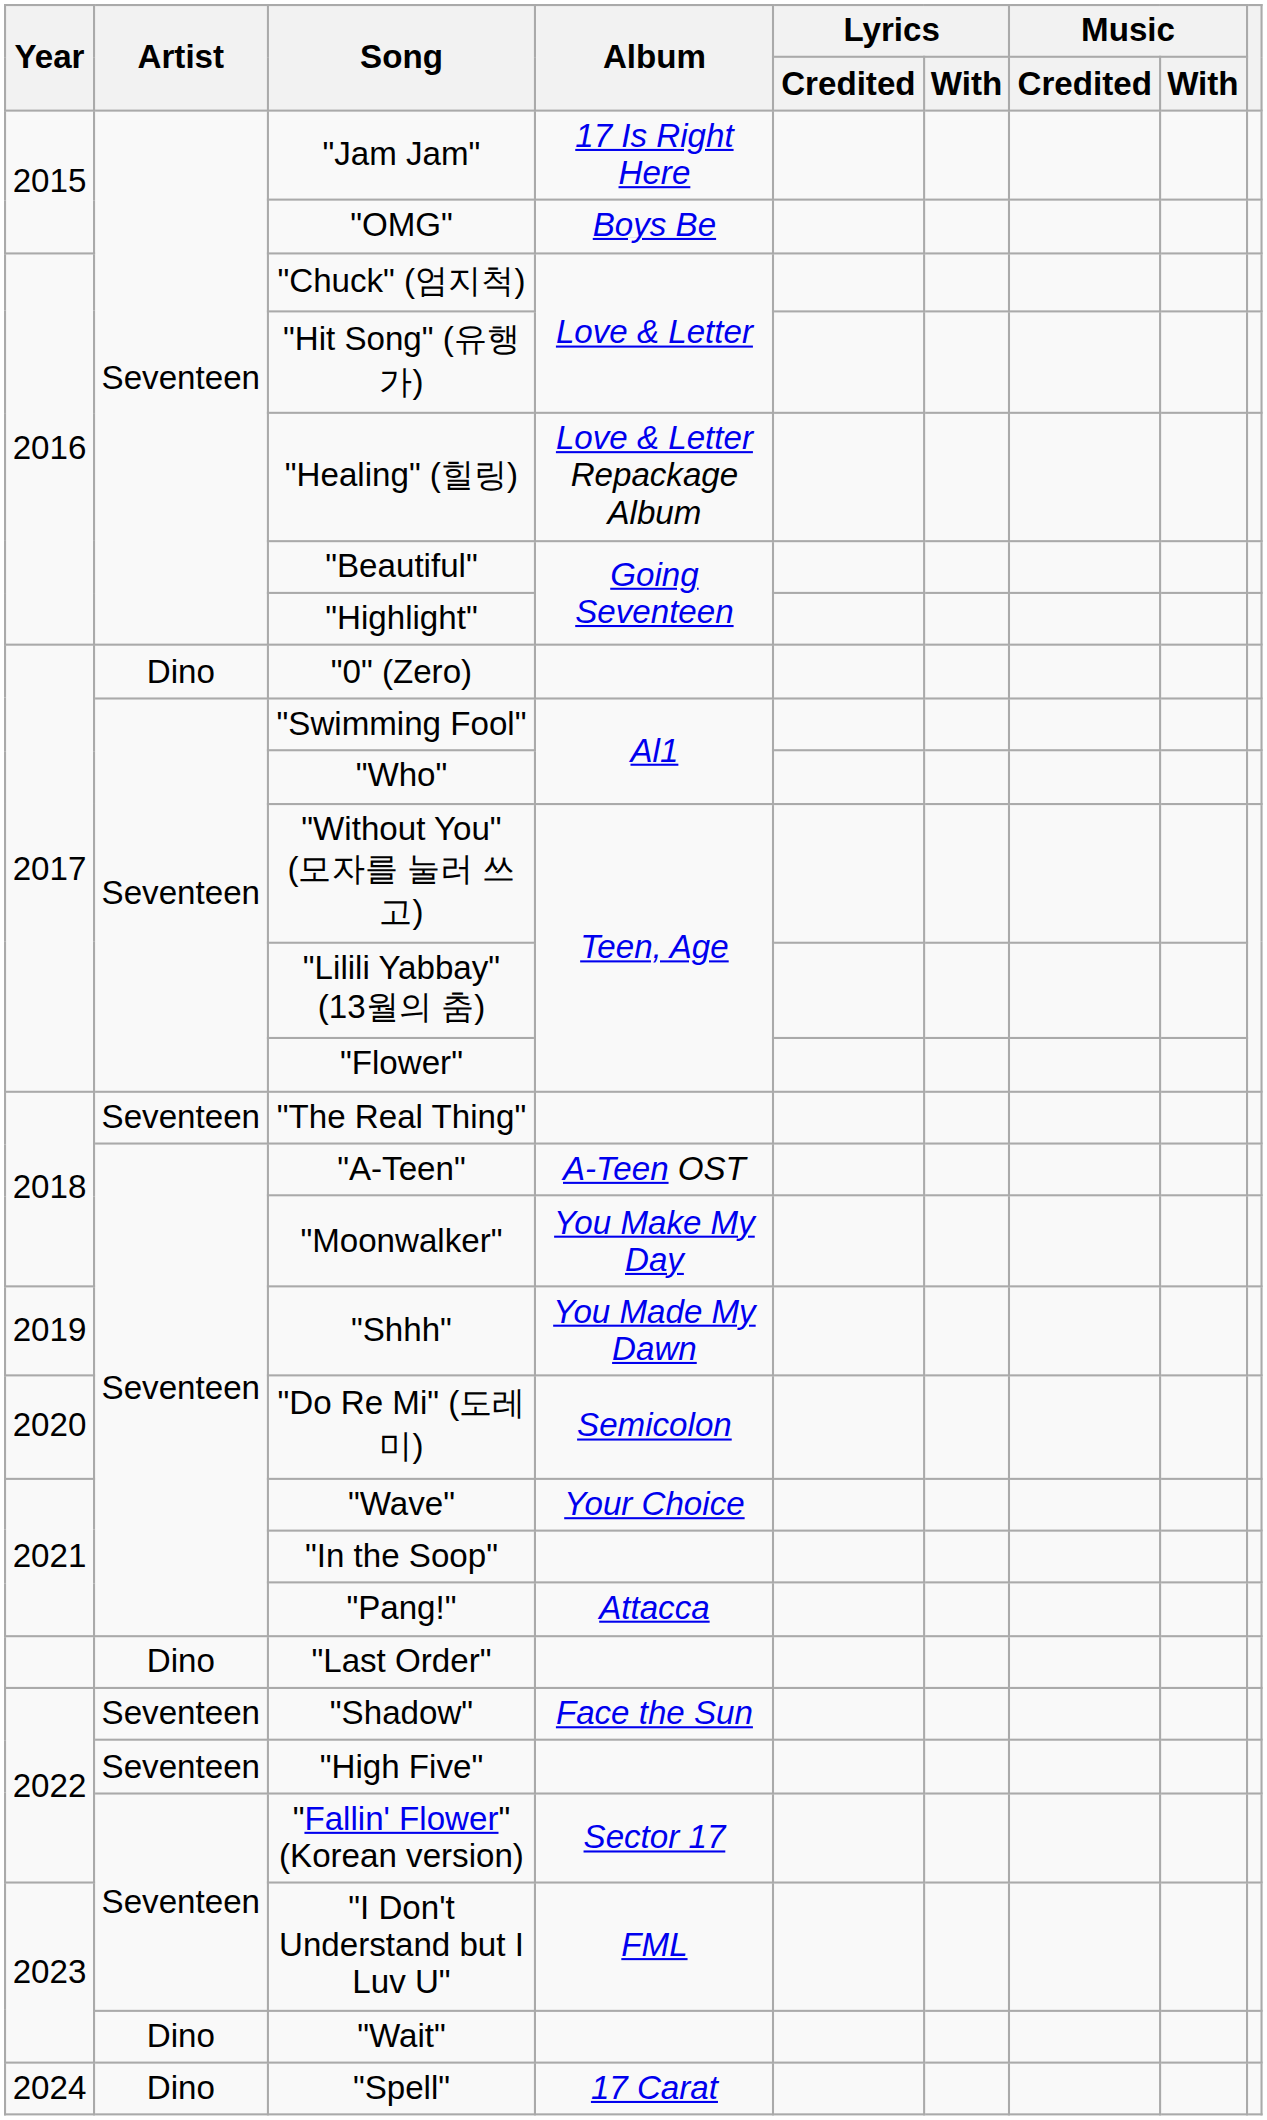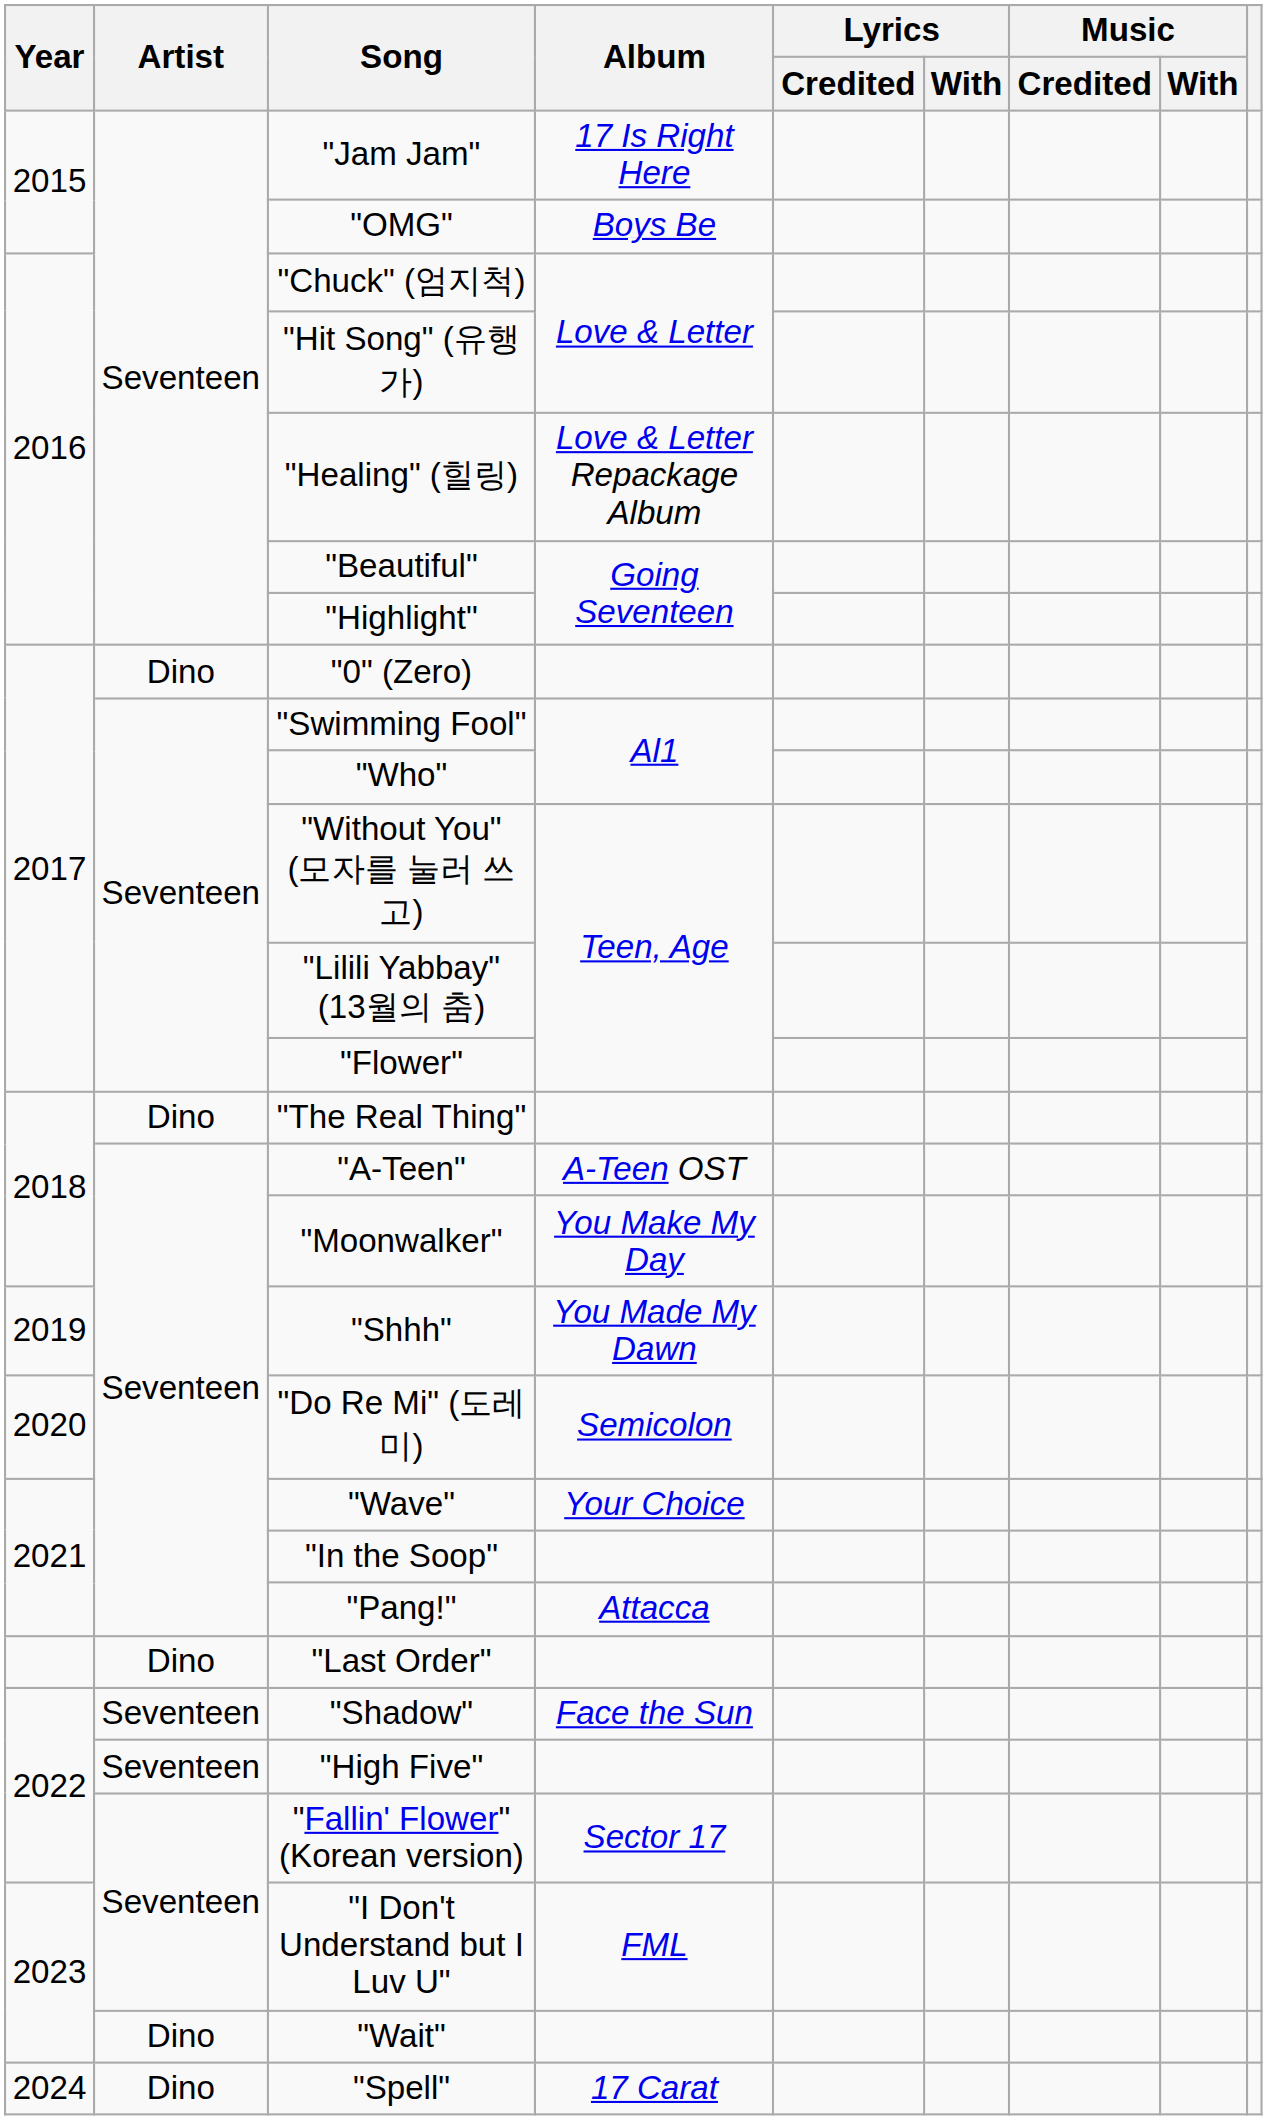(181, 1116) Seventeen -> (181, 1116) Dino
